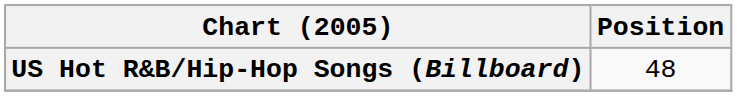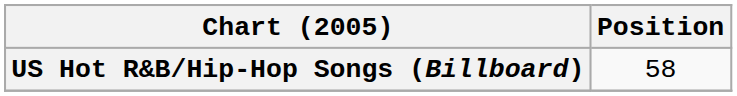(661, 70) 48 -> (661, 70) 58
